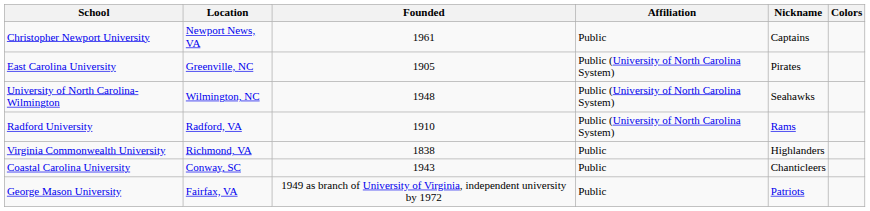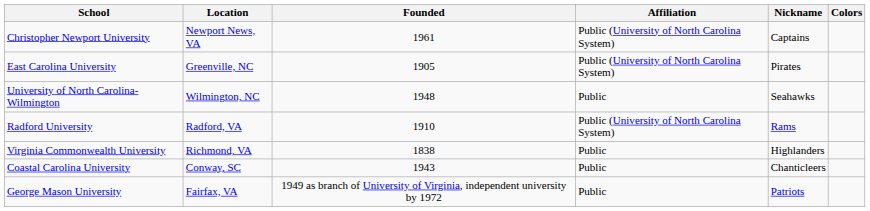(592, 36) Public -> (659, 36) Public (University of North Carolina System)
(659, 96) Public (University of North Carolina System) -> (592, 96) Public
